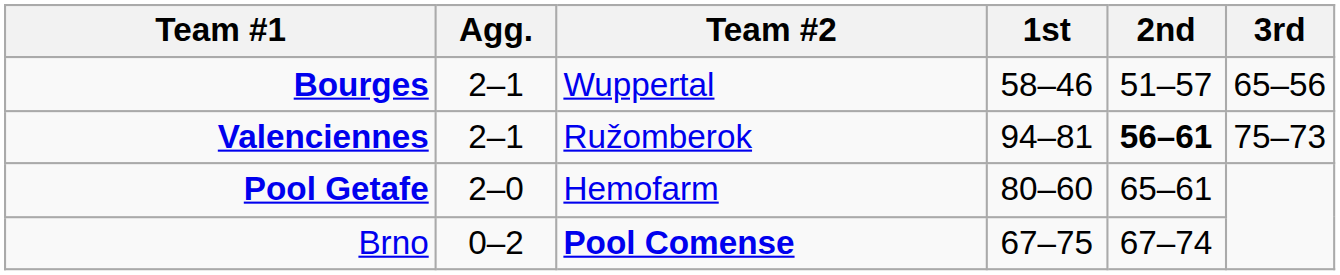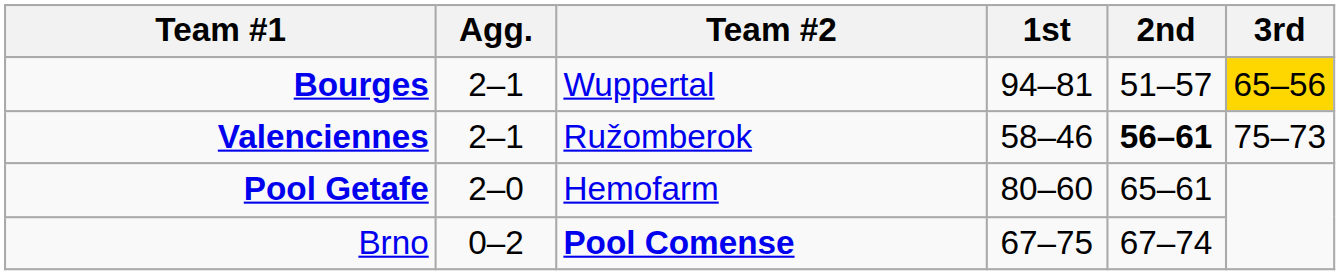(1047, 83) 58–46 -> (1047, 83) 94–81
(1280, 83) no background -> (1280, 83) gold background
(1047, 136) 94–81 -> (1047, 136) 58–46
